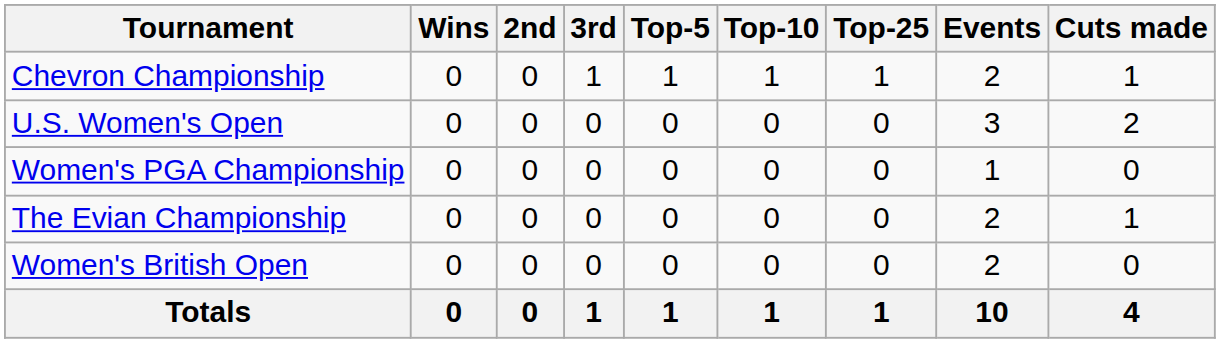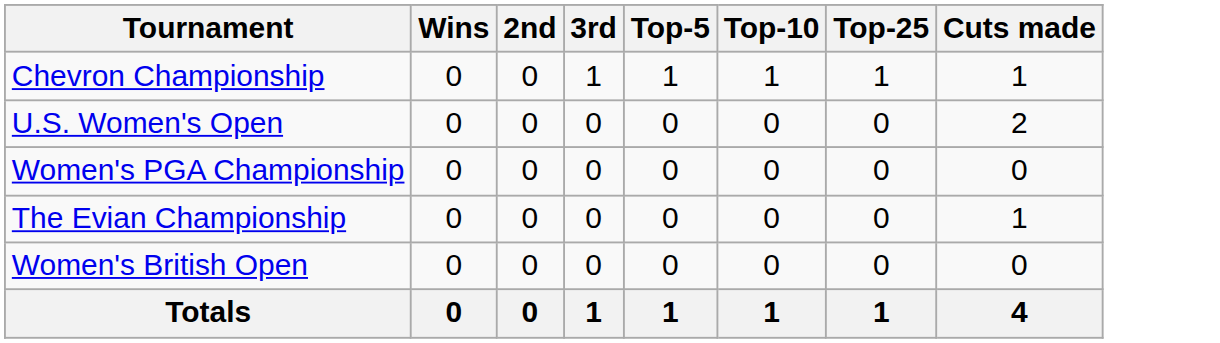- column: (992, 28)
